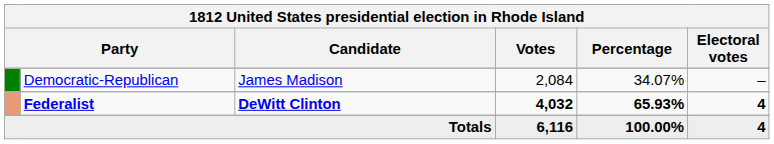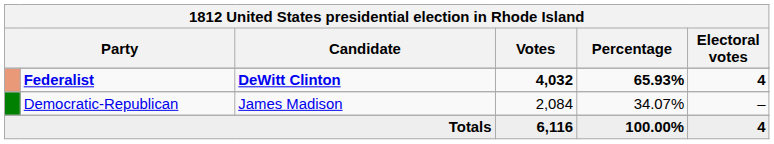rows swapped: (59, 104) <-> (101, 80)
